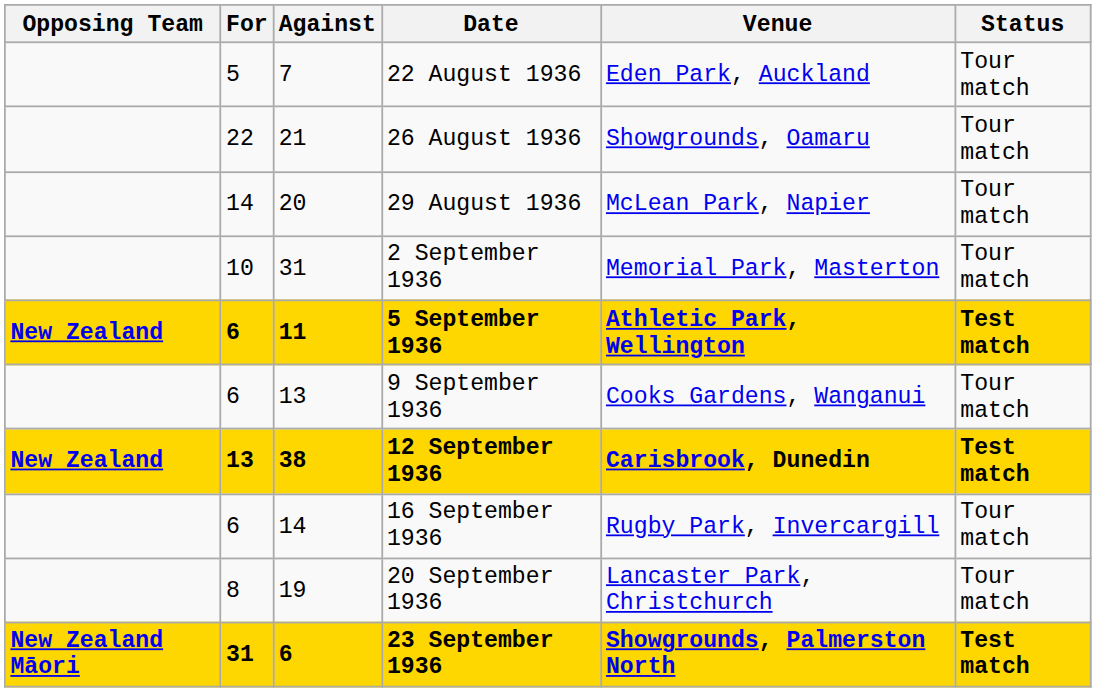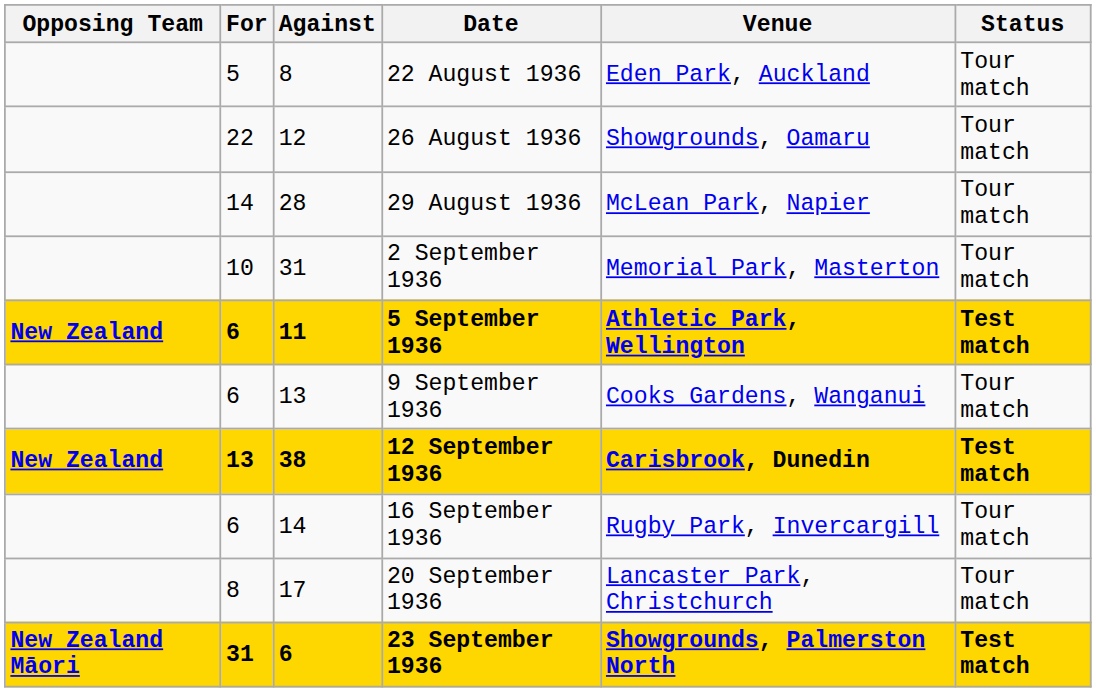(286, 75) 7 -> (286, 75) 8
(293, 139) 21 -> (293, 139) 12
(293, 204) 20 -> (293, 204) 28
(293, 590) 19 -> (293, 590) 17
